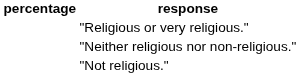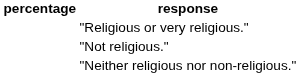rows swapped: (188, 46) <-> (124, 65)
